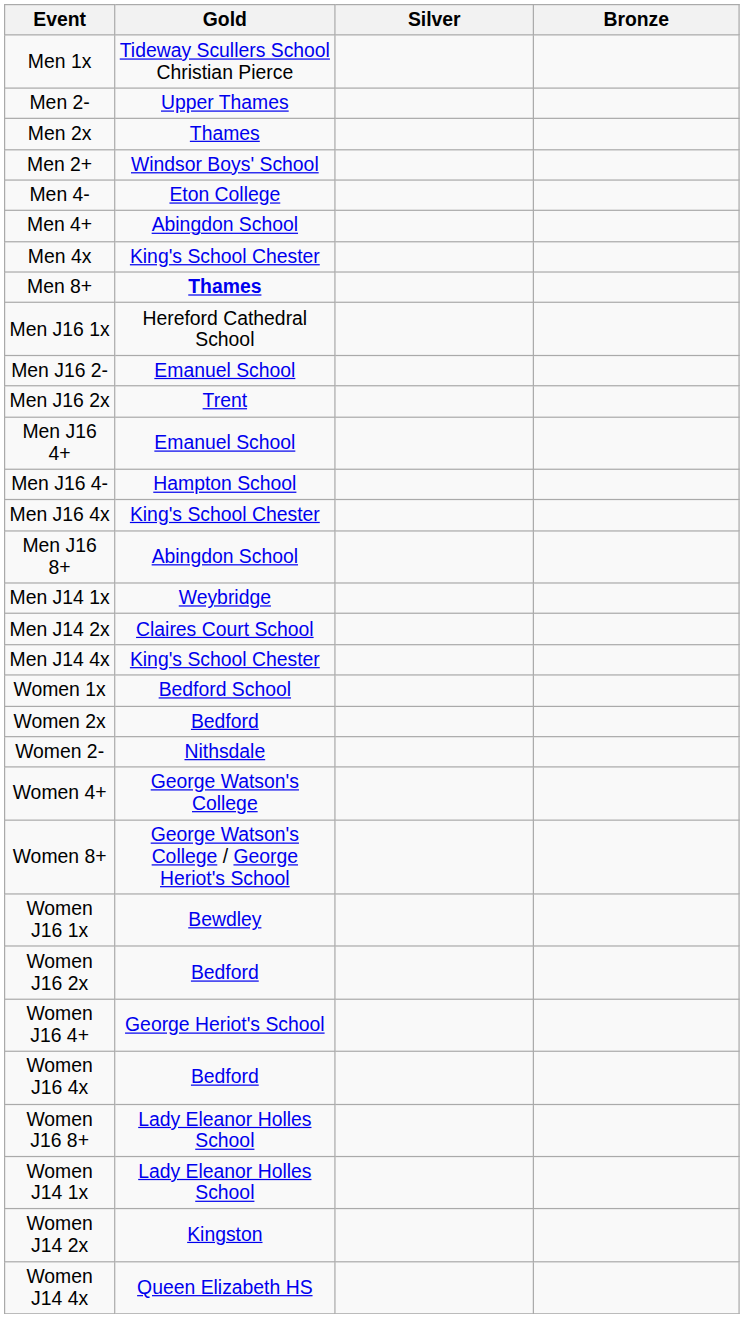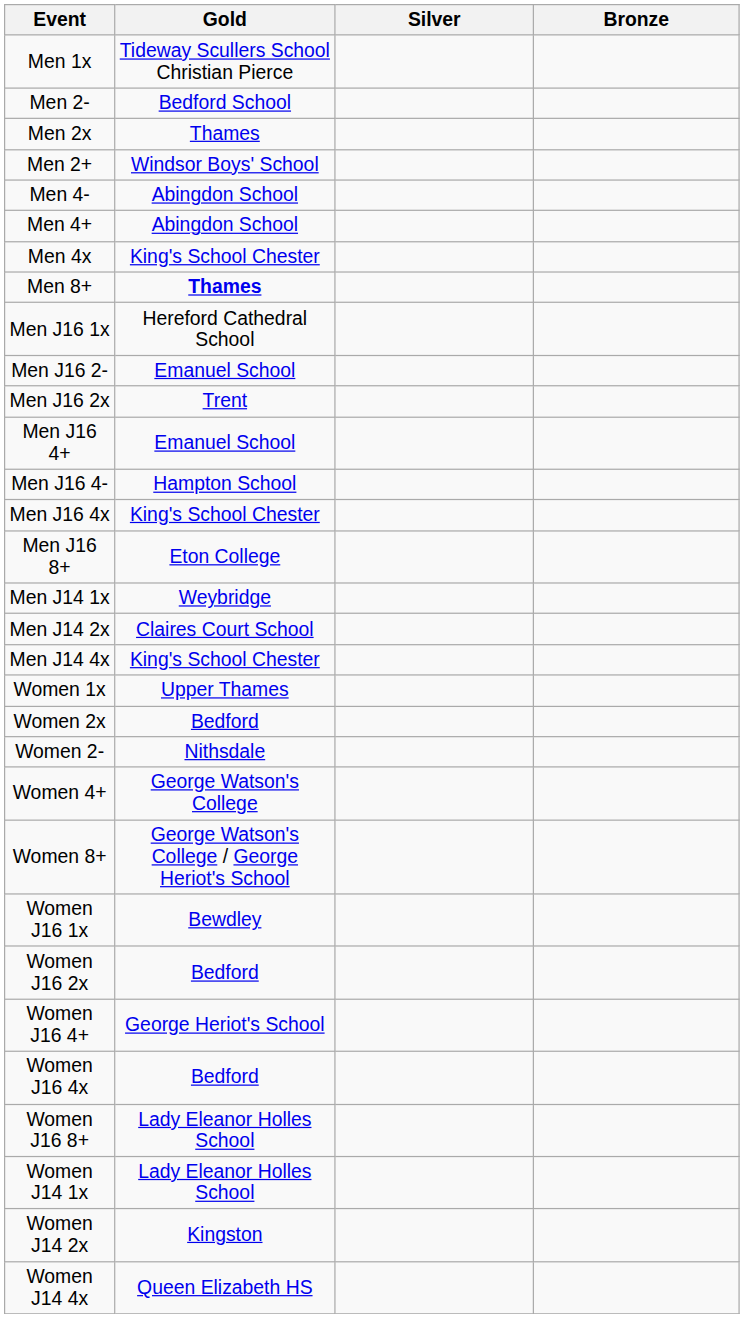(225, 103) Upper Thames -> (225, 103) Bedford School
(225, 195) Eton College -> (225, 195) Abingdon School
(225, 556) Abingdon School -> (225, 556) Eton College
(225, 690) Bedford School -> (225, 690) Upper Thames
